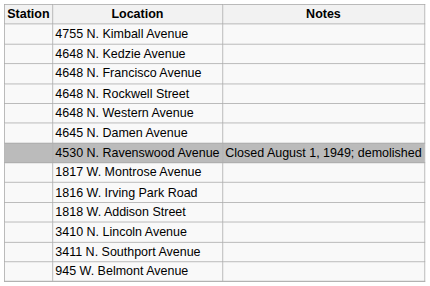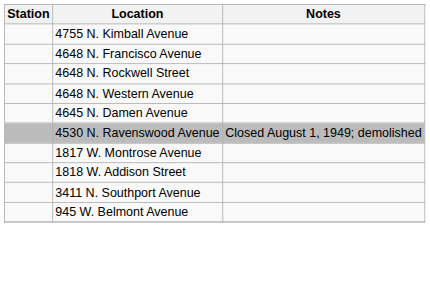- row: (120, 53)
- row: (126, 192)
- row: (121, 232)
